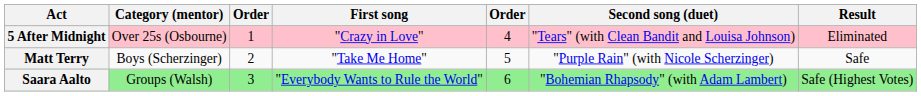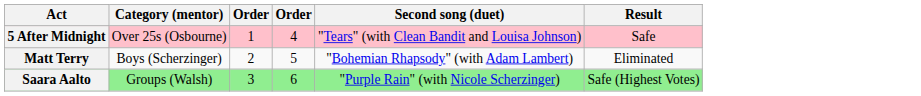- column: (379, 15)
(857, 36) Eliminated -> (643, 36) Safe
(663, 58) "Purple Rain" (with Nicole Scherzinger) -> (450, 58) "Bohemian Rhapsody" (with Adam Lambert)
(857, 58) Safe -> (643, 58) Eliminated
(663, 79) "Bohemian Rhapsody" (with Adam Lambert) -> (450, 79) "Purple Rain" (with Nicole Scherzinger)
